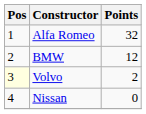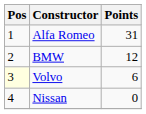(132, 35) 32 -> (132, 35) 31
(135, 77) 2 -> (135, 77) 6
